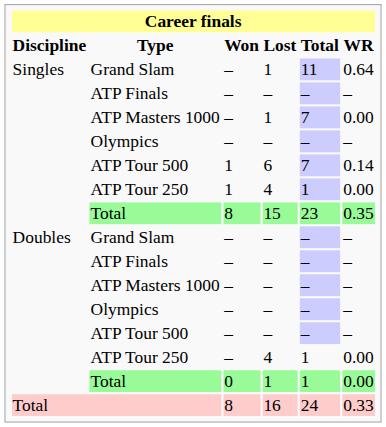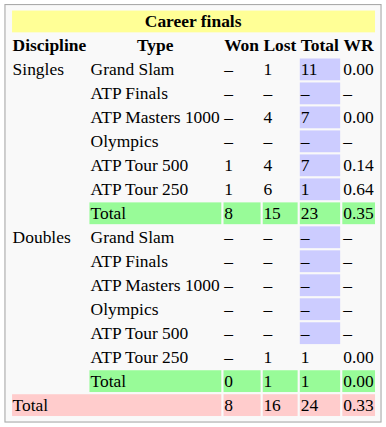(358, 69) 0.64 -> (358, 69) 0.00
(268, 117) 1 -> (268, 117) 4
(268, 165) 6 -> (268, 165) 4
(268, 189) 4 -> (268, 189) 6
(358, 189) 0.00 -> (358, 189) 0.64
(268, 357) 4 -> (268, 357) 1
